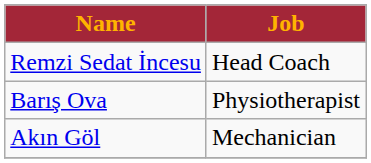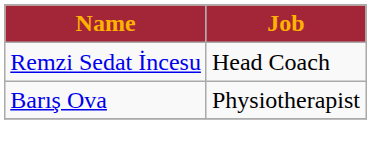- row: (55, 137)
